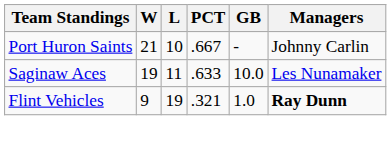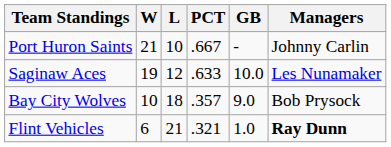(174, 73) 11 -> (174, 73) 12
+ row: (67, 100)
(145, 100) 9 -> (145, 127) 6
(174, 100) 19 -> (174, 127) 21
